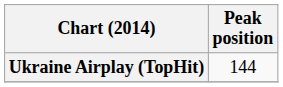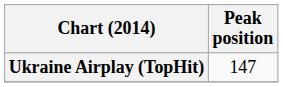(243, 67) 144 -> (243, 67) 147
